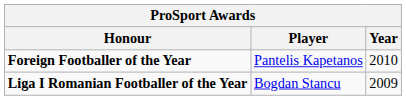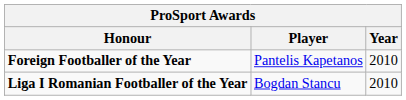(384, 83) 2009 -> (384, 83) 2010
